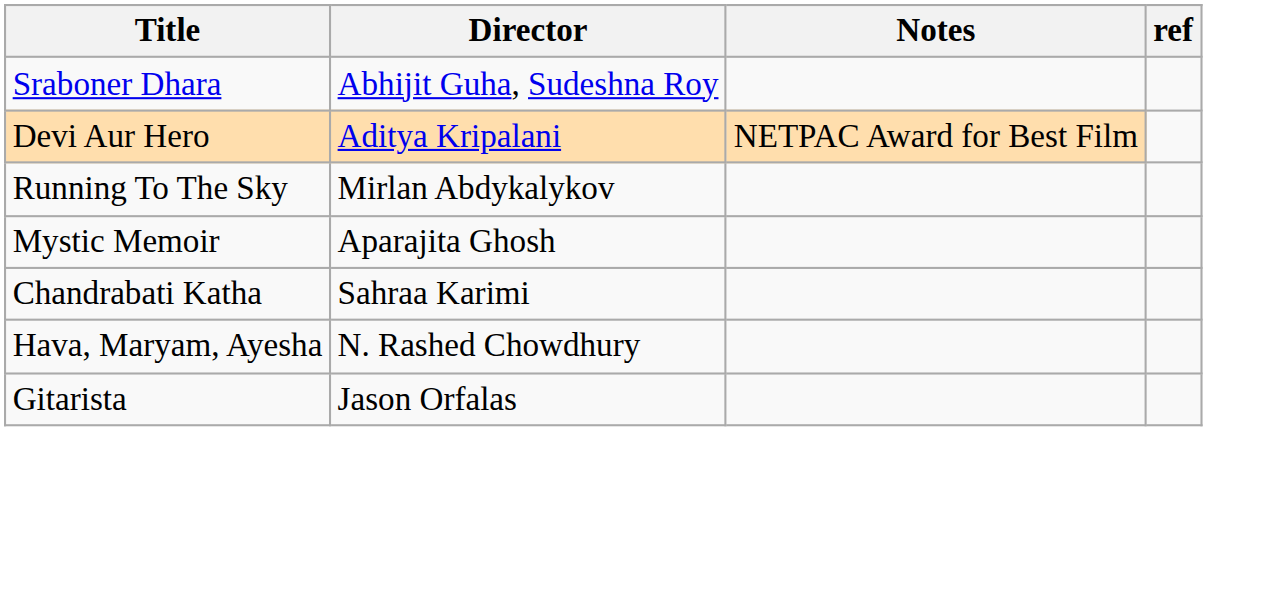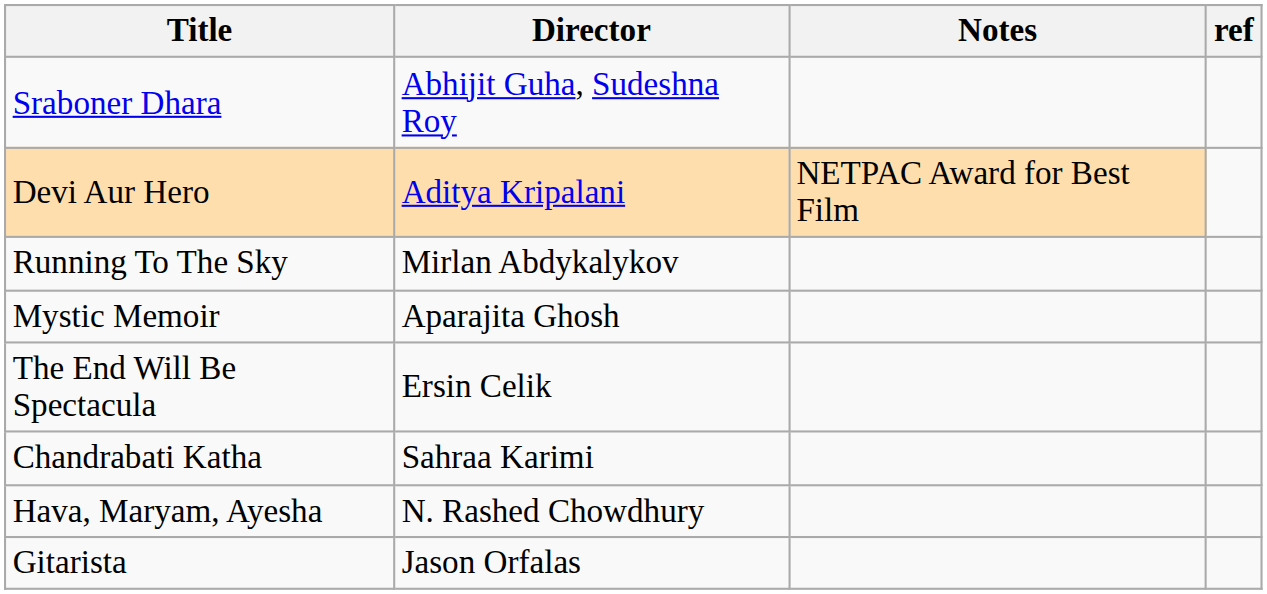+ row: (124, 386)
